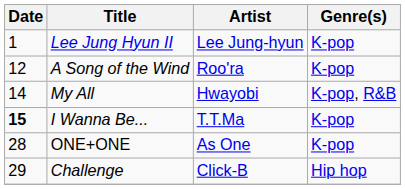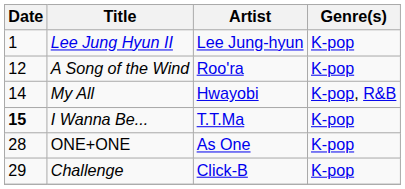(339, 171) Hip hop -> (333, 171) K-pop
